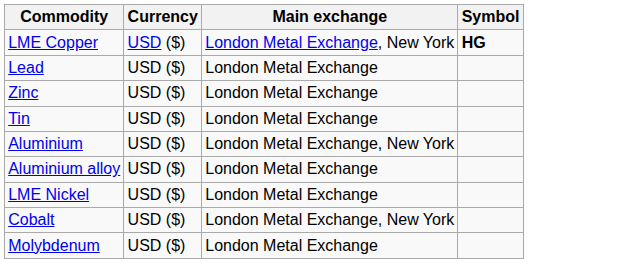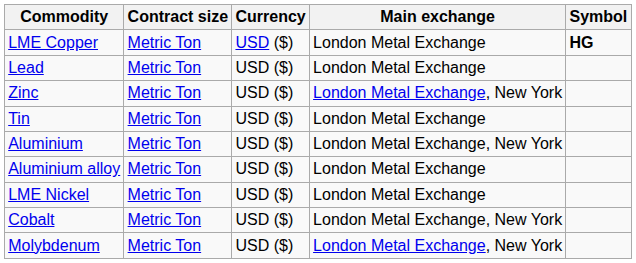+ column: (178, 17)
(330, 42) London Metal Exchange, New York -> (399, 42) London Metal Exchange
(292, 93) London Metal Exchange -> (438, 93) London Metal Exchange, New York
(292, 245) London Metal Exchange -> (438, 245) London Metal Exchange, New York
